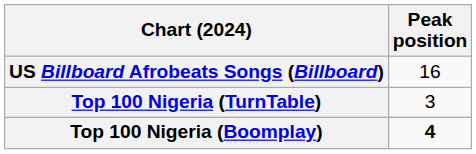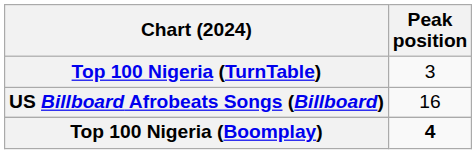rows swapped: (196, 102) <-> (196, 71)
